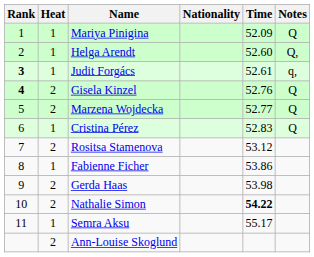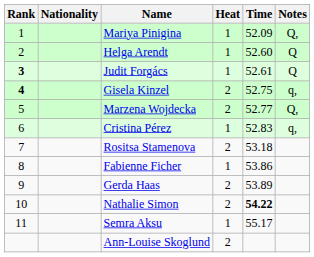columns swapped: (53, 14) <-> (211, 14)
(292, 33) Q -> (292, 33) Q,
(292, 52) Q, -> (292, 52) Q
(292, 71) q, -> (292, 71) Q
(259, 90) 52.76 -> (259, 90) 52.75
(292, 90) Q -> (292, 90) q,
(292, 109) Q -> (292, 109) Q,
(292, 128) Q -> (292, 128) q,
(259, 147) 53.12 -> (259, 147) 53.18
(259, 185) 53.98 -> (259, 185) 53.89
